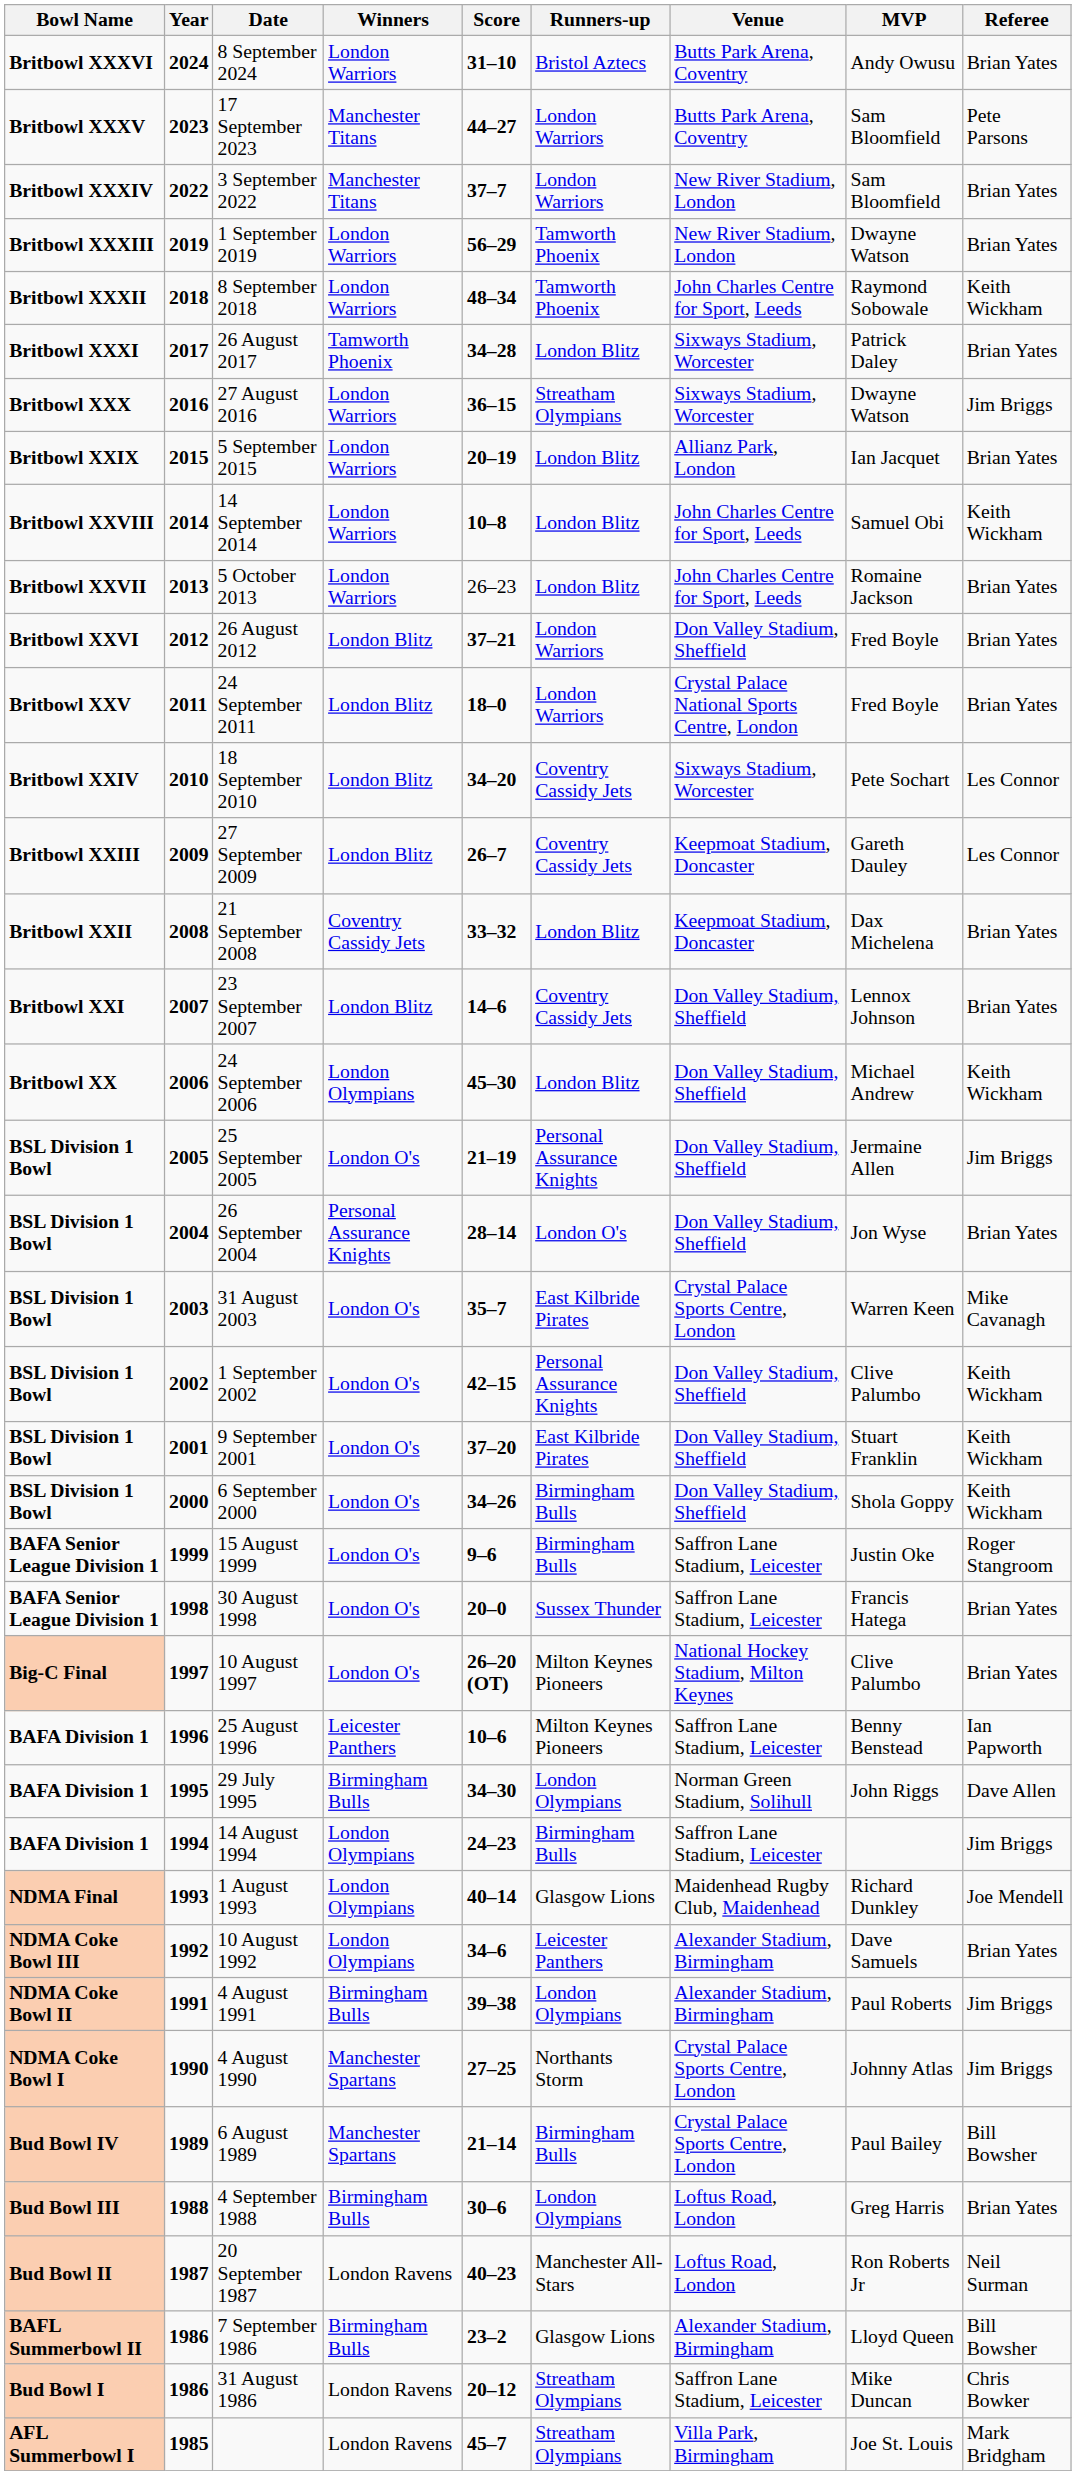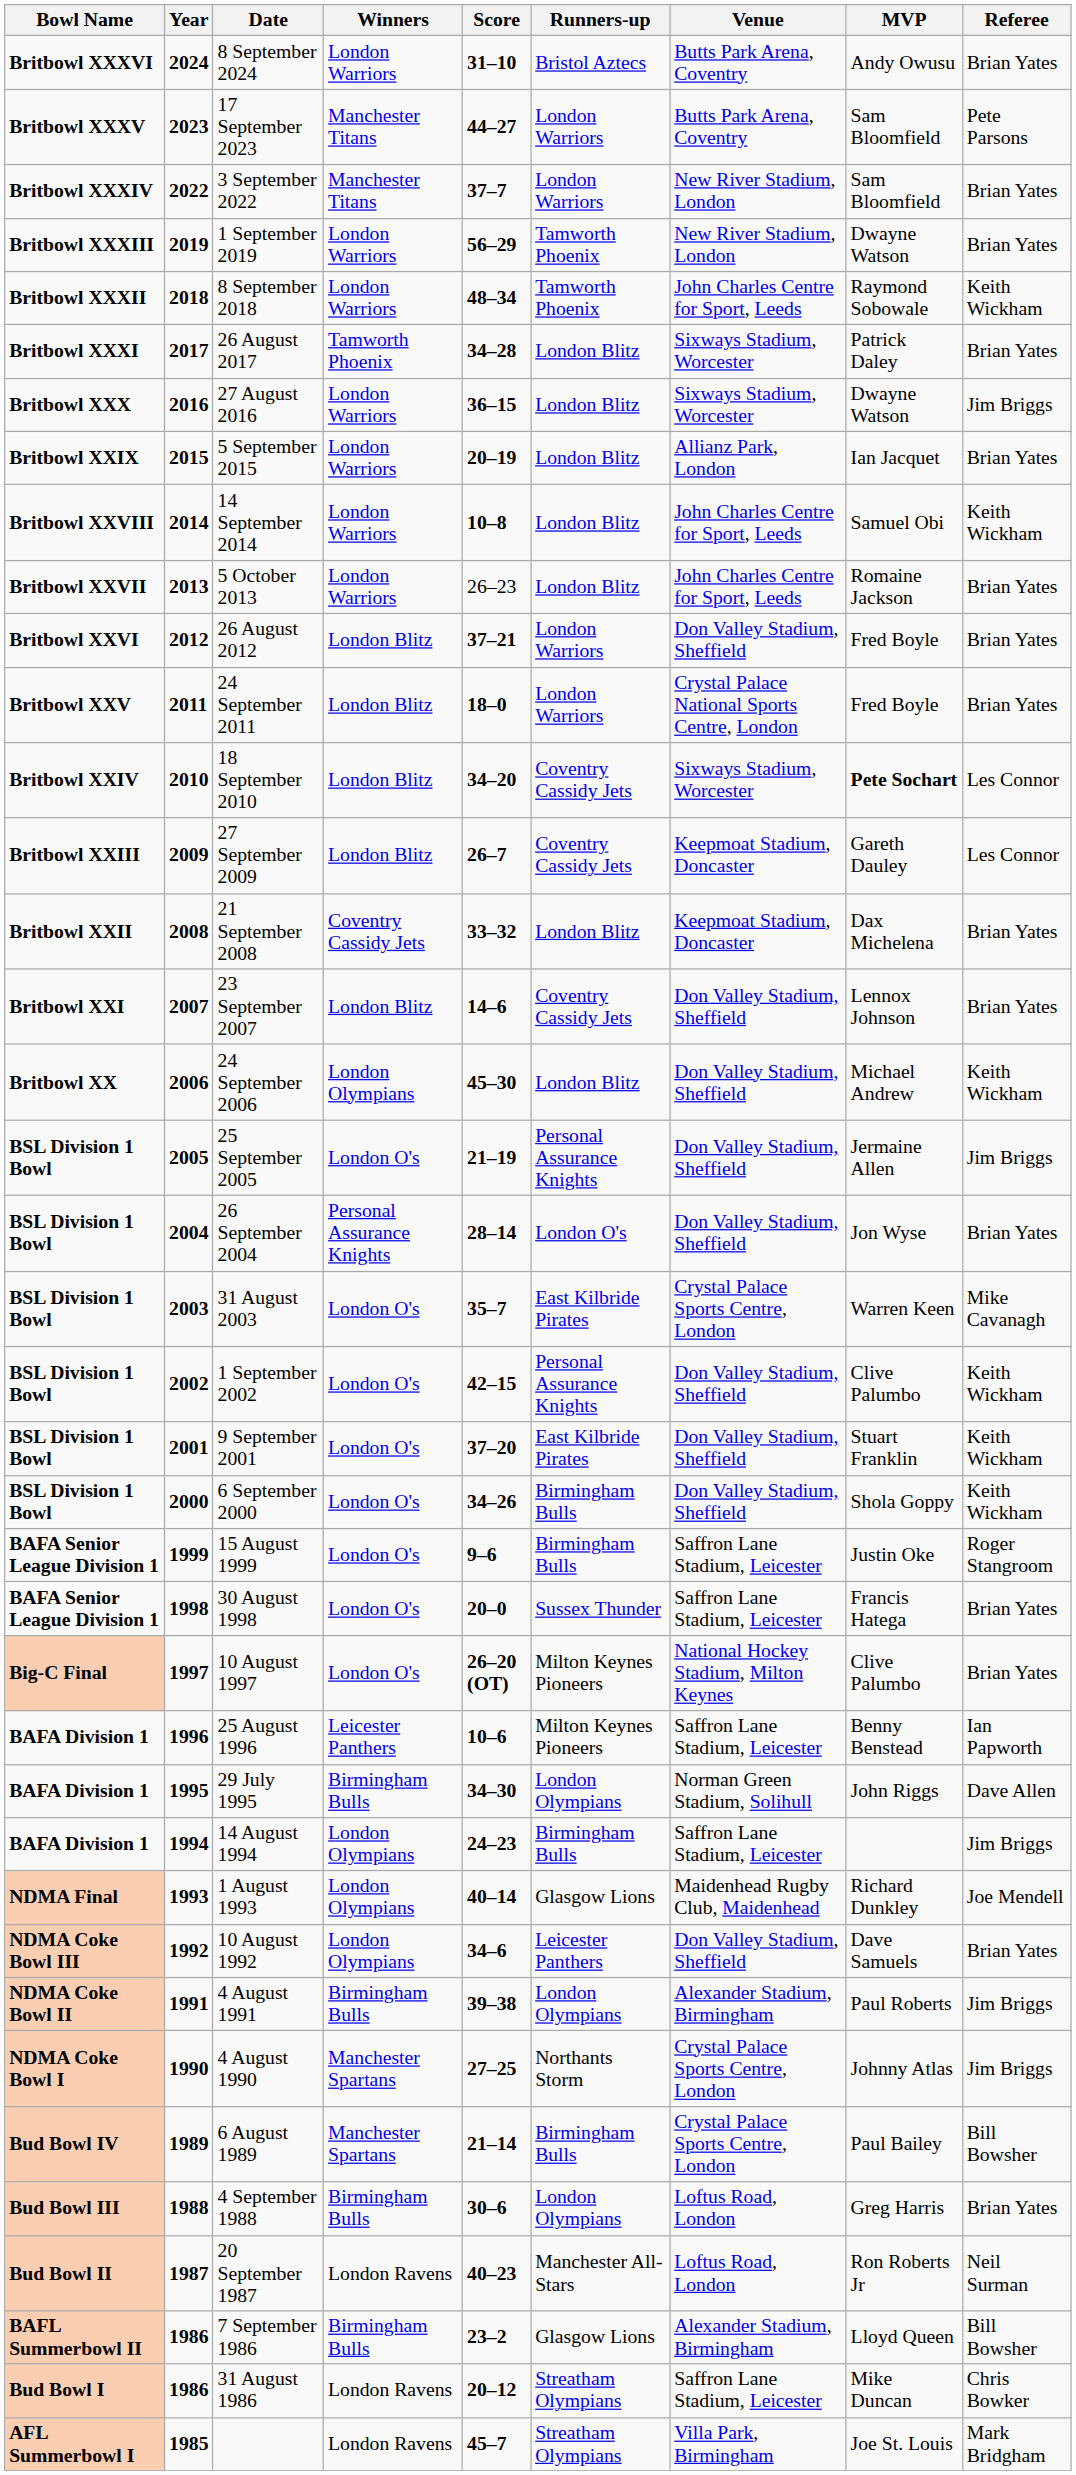(578, 404) Streatham Olympians -> (587, 404) London Blitz
(900, 780) normal -> (904, 780) bold
(753, 1950) Alexander Stadium, Birmingham -> (756, 1950) Don Valley Stadium, Sheffield
